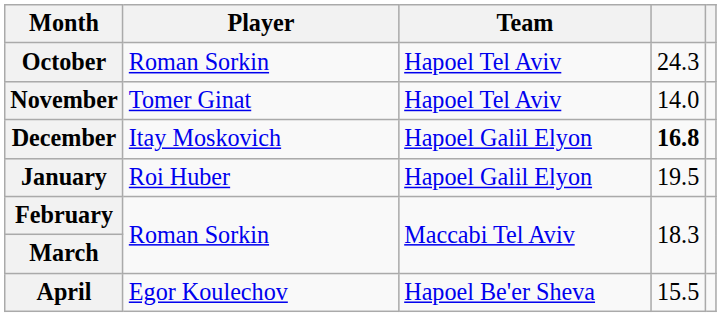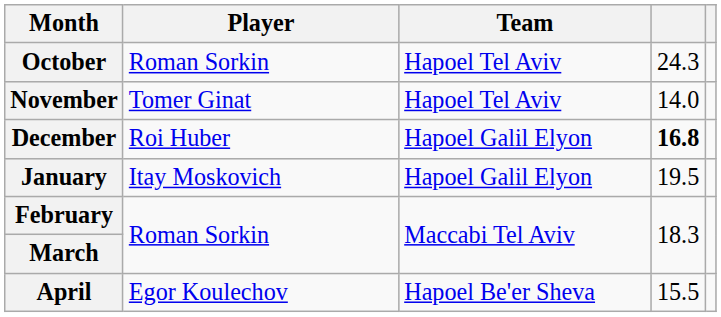(205, 138) Itay Moskovich -> (179, 138) Roi Huber
(179, 176) Roi Huber -> (205, 176) Itay Moskovich
